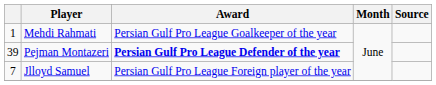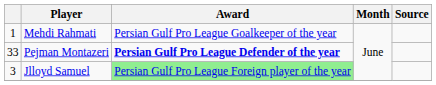(13, 52) 39 -> (13, 52) 33
(13, 71) 7 -> (13, 71) 3
(233, 71) no background -> (233, 71) lightgreen background
